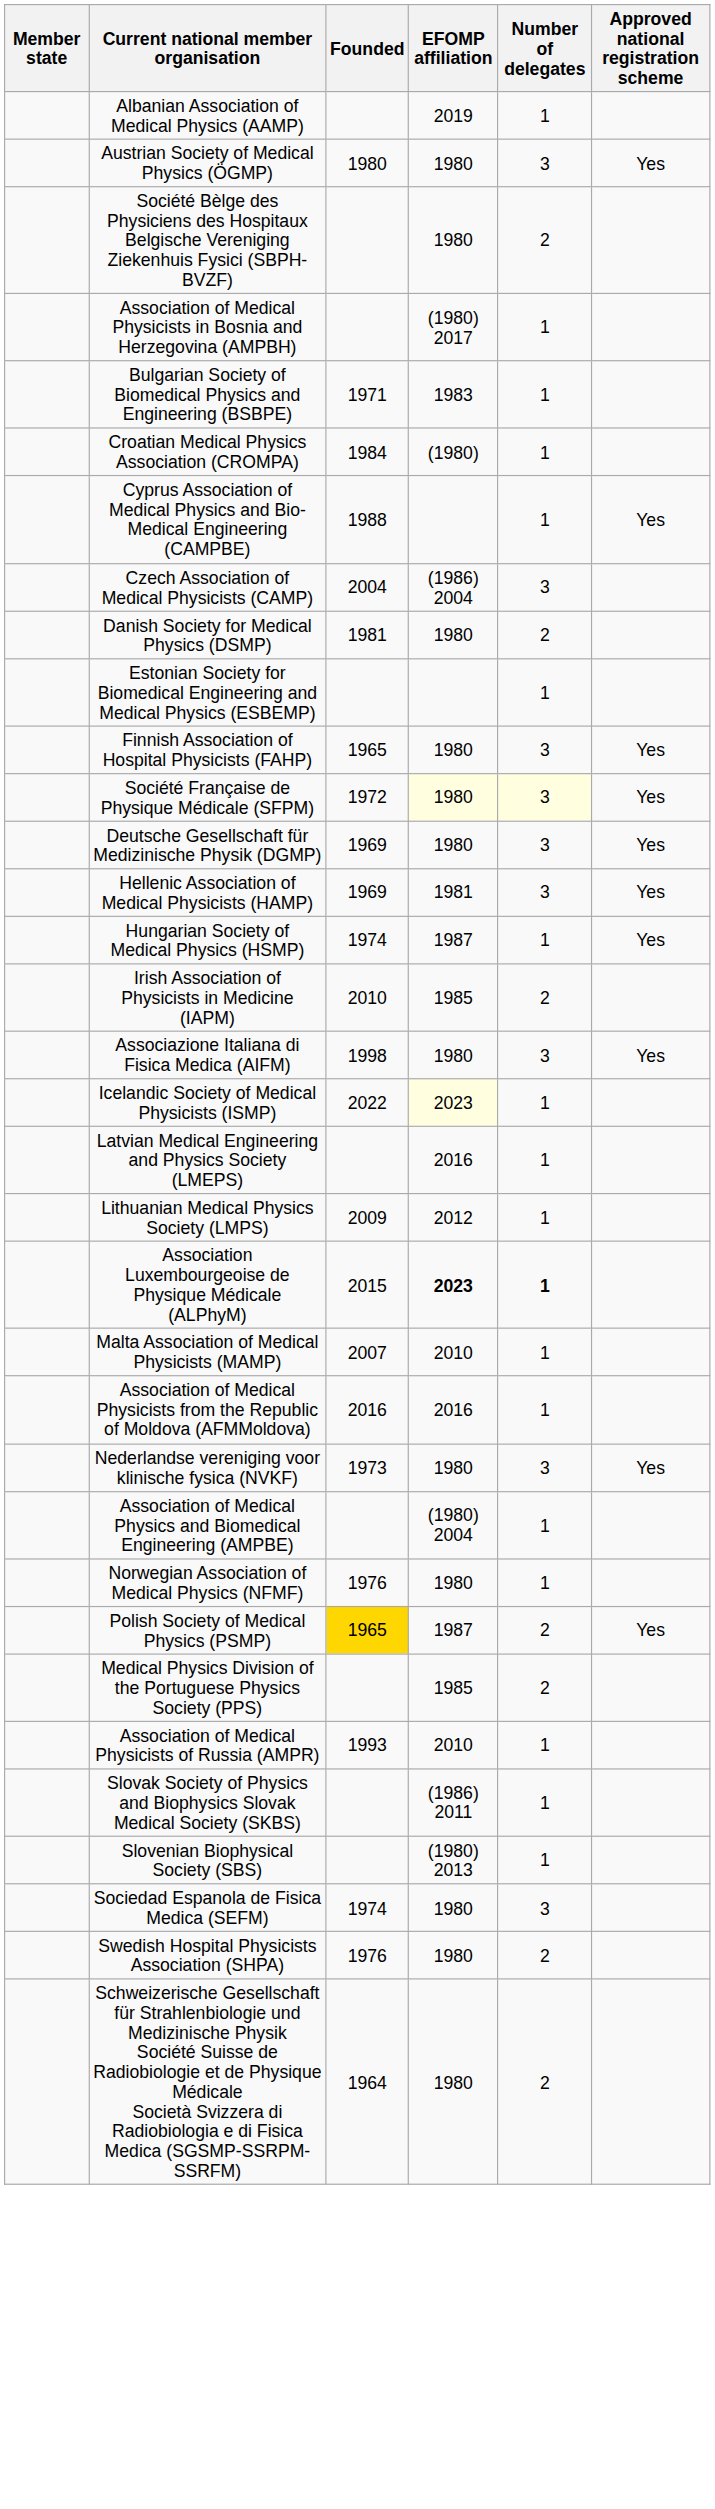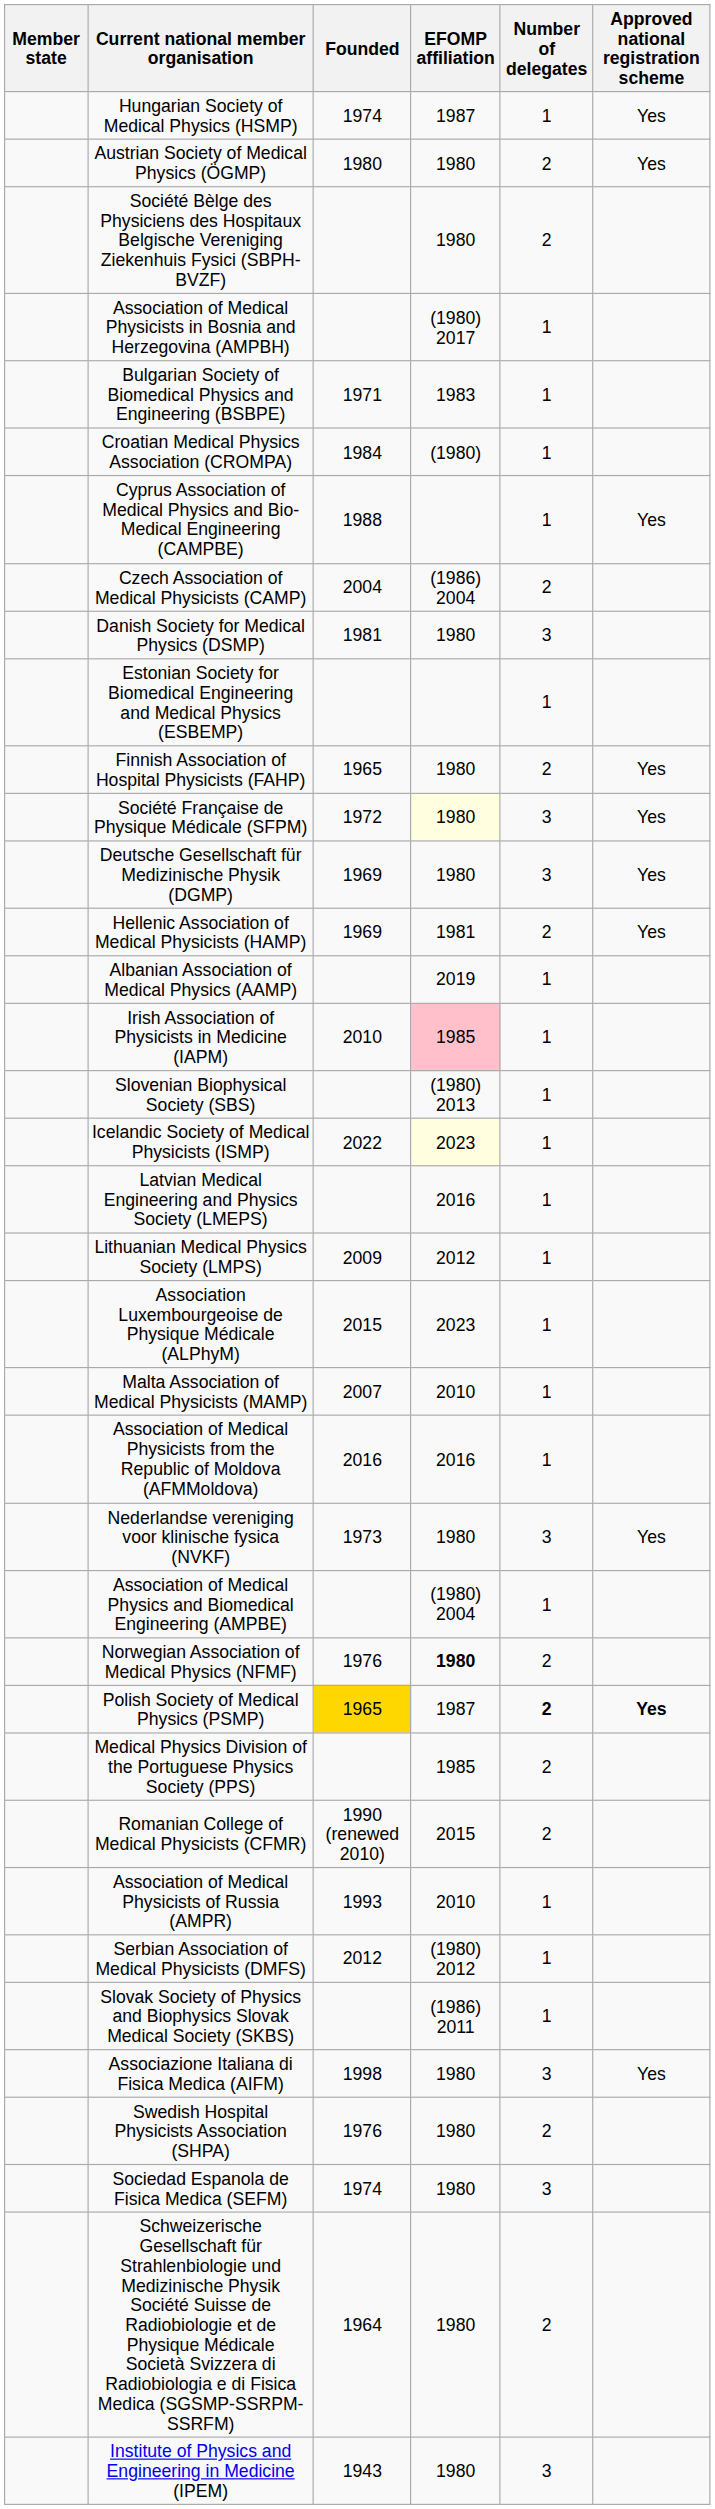rows swapped: (207, 116) <-> (207, 940)
(545, 163) 3 -> (547, 163) 2
(545, 587) 3 -> (547, 587) 2
(545, 635) 2 -> (547, 635) 3
(545, 750) 3 -> (547, 769) 2
(545, 797) lightyellow background -> (547, 817) no background
(545, 893) 3 -> (547, 932) 2
(453, 998) no background -> (456, 1037) pink background
(545, 998) 2 -> (547, 1037) 1
rows swapped: (207, 1055) <-> (207, 1860)
(453, 1285) bold -> (456, 1325) normal
(545, 1285) bold -> (547, 1325) normal
(453, 1583) normal -> (456, 1661) bold
(545, 1583) 1 -> (547, 1661) 2
(545, 1630) normal -> (547, 1709) bold
(651, 1630) normal -> (651, 1709) bold
+ row: (201, 1834)
+ row: (201, 1959)
rows swapped: (207, 1908) <-> (207, 1955)
+ row: (201, 2471)
